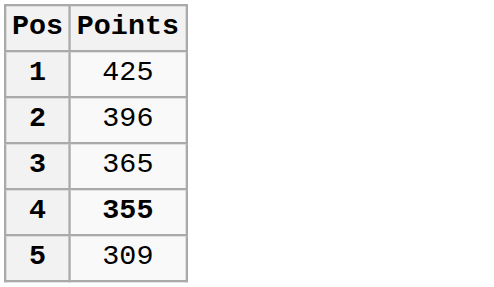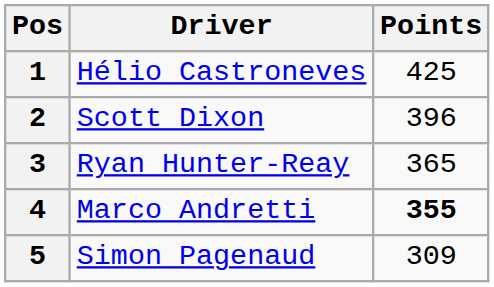+ column: (222, 28)
